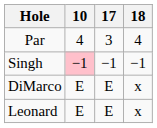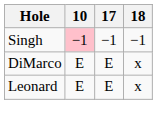- row: (35, 39)
